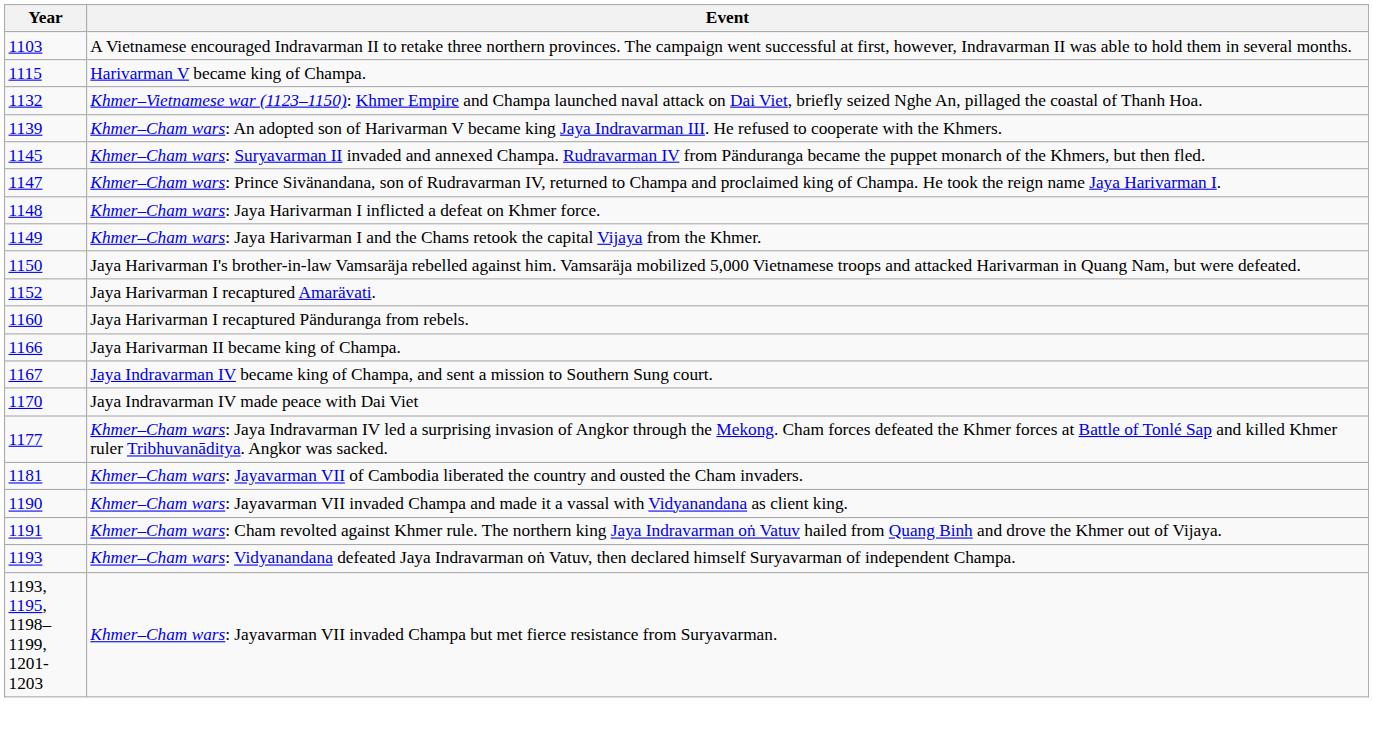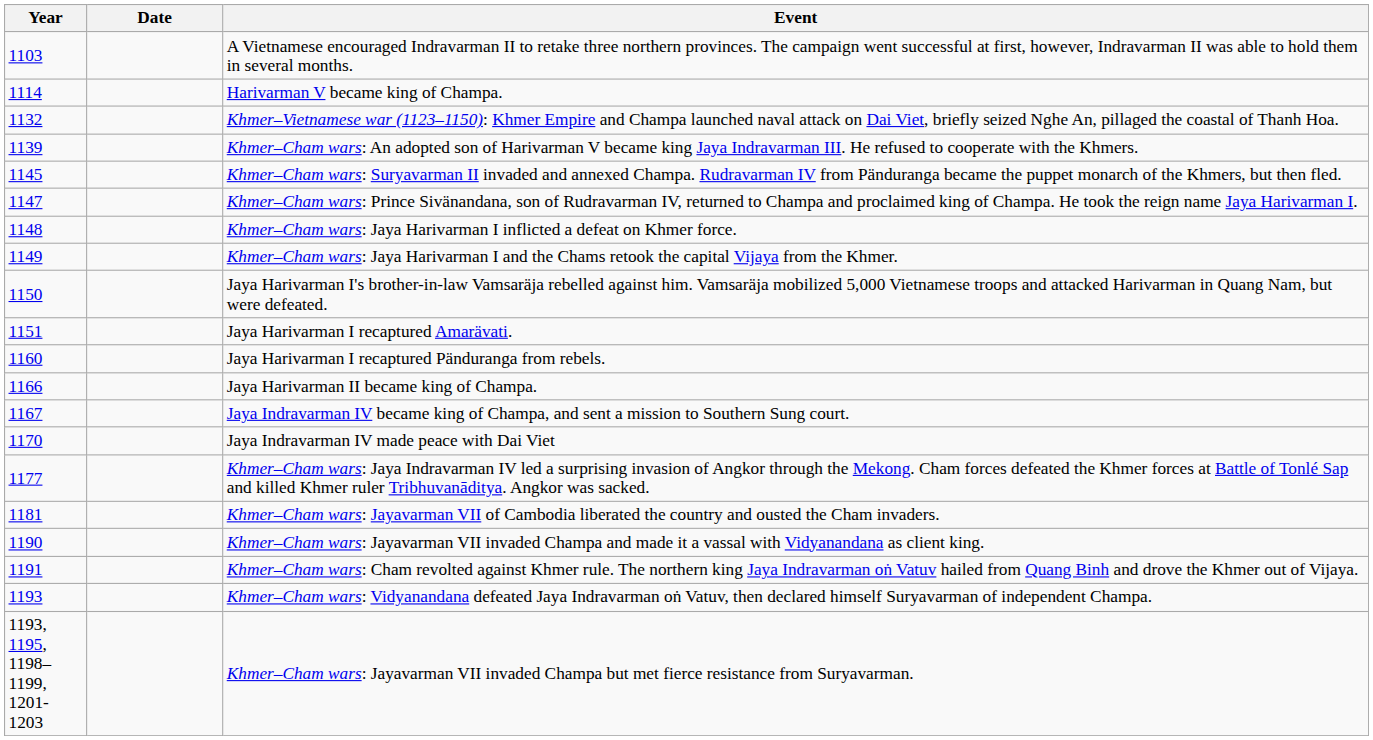+ column: (155, 18)
(25, 73) 1115 -> (25, 92) 1114
(25, 292) 1152 -> (25, 331) 1151
